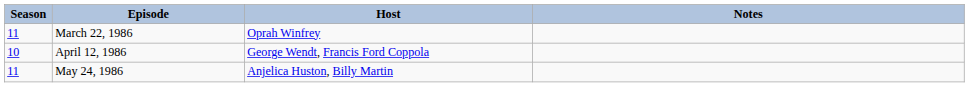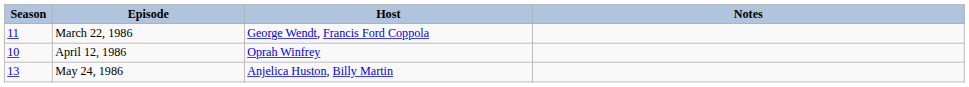(284, 33) Oprah Winfrey -> (338, 33) George Wendt, Francis Ford Coppola
(338, 52) George Wendt, Francis Ford Coppola -> (284, 52) Oprah Winfrey
(13, 71) 11 -> (13, 71) 13
